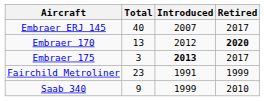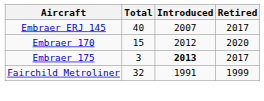(138, 42) 13 -> (138, 42) 15
(238, 42) bold -> (238, 42) normal
(138, 73) 23 -> (138, 73) 32
- row: (64, 88)
